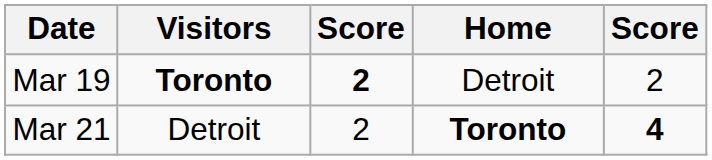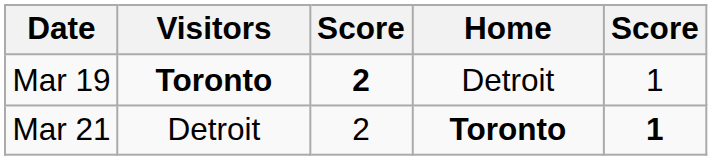(655, 79) 2 -> (655, 79) 1
(655, 129) 4 -> (655, 129) 1
